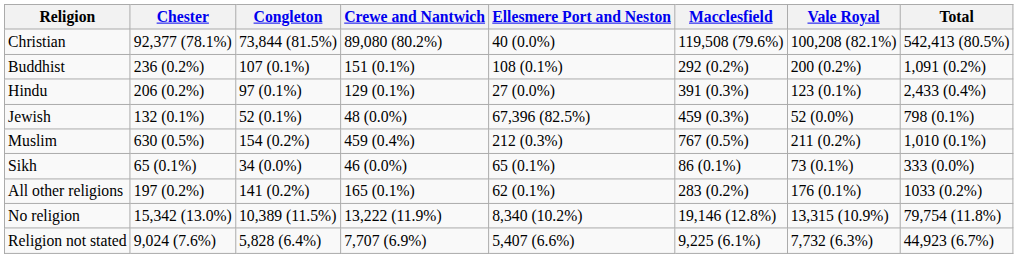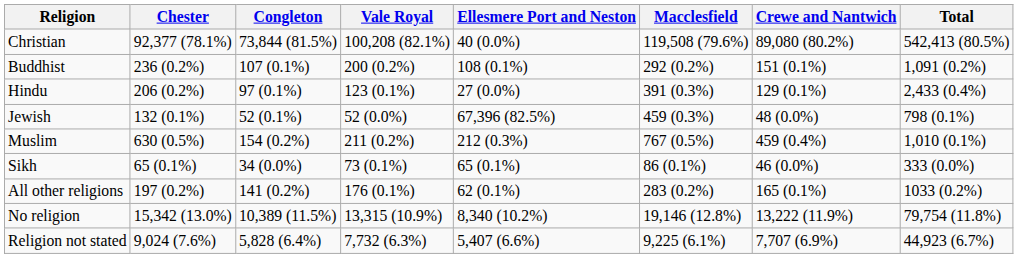columns swapped: (415, 16) <-> (844, 16)
